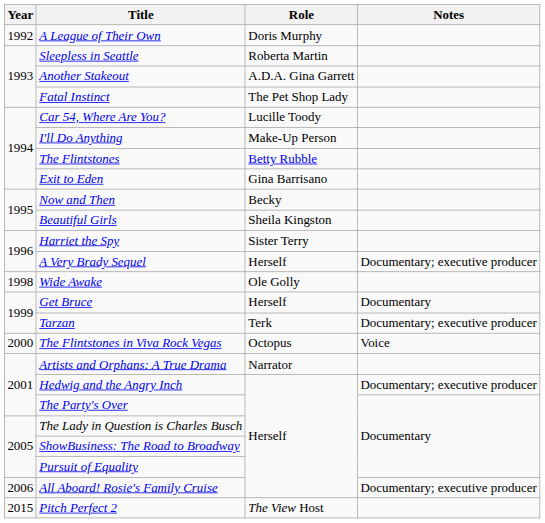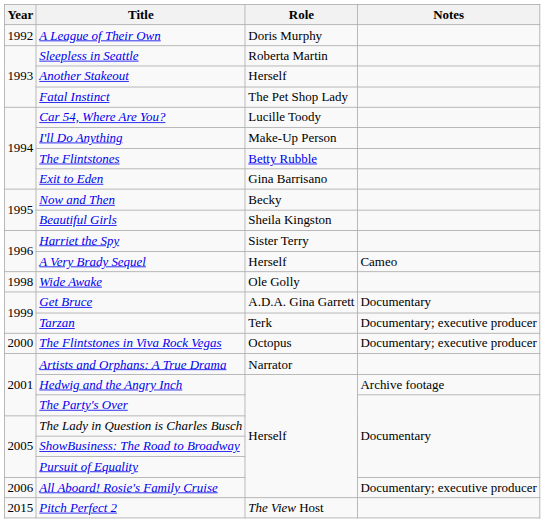(301, 76) A.D.A. Gina Garrett -> (267, 76) Herself
(449, 261) Documentary; executive producer -> (379, 261) Cameo
(267, 302) Herself -> (301, 302) A.D.A. Gina Garrett
(375, 343) Voice -> (449, 343) Documentary; executive producer
(449, 384) Documentary; executive producer -> (402, 384) Archive footage
